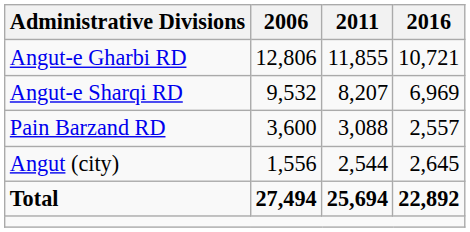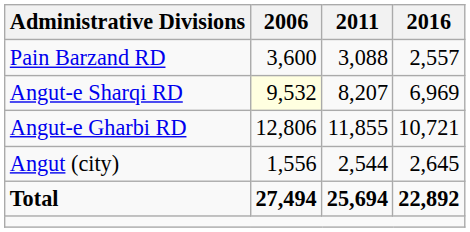rows swapped: (98, 57) <-> (88, 127)
(292, 92) no background -> (292, 92) lightyellow background
